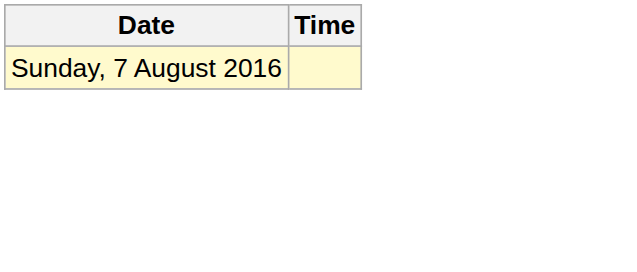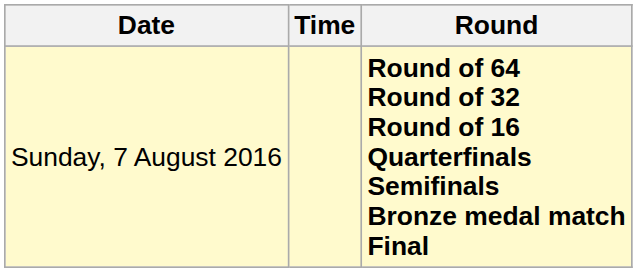+ column: (497, 25)
